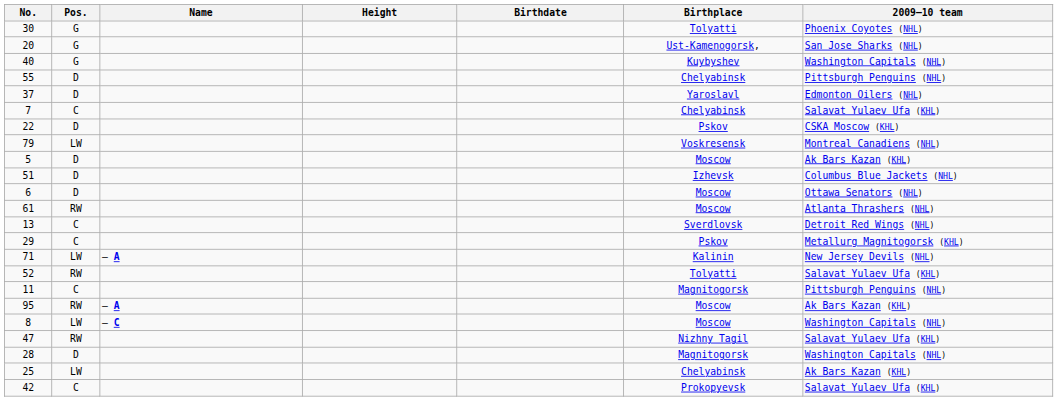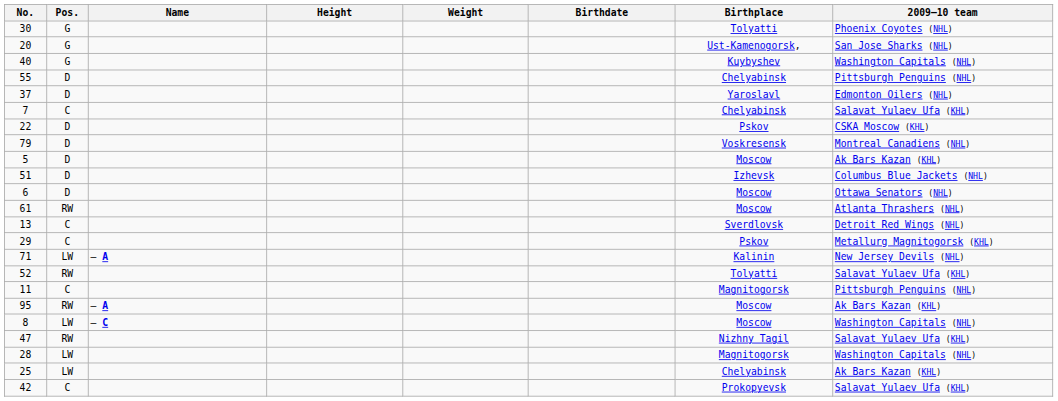+ column: (466, 12)
(76, 143) LW -> (67, 143) D
(76, 355) D -> (67, 355) LW
